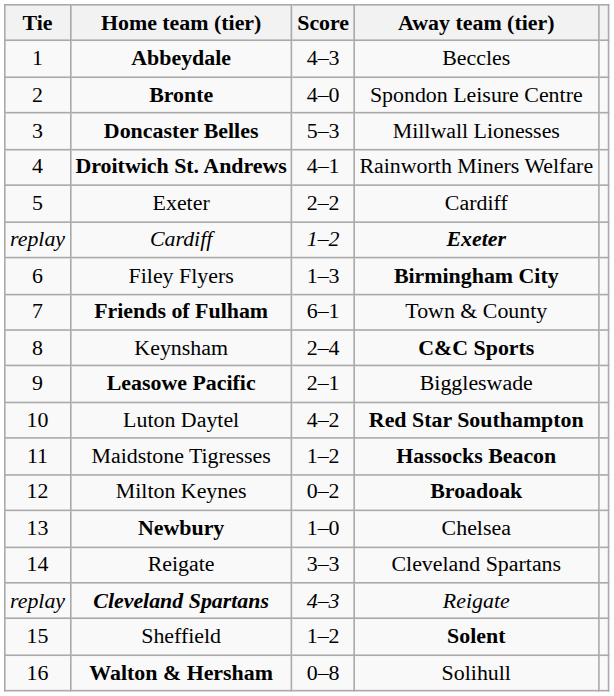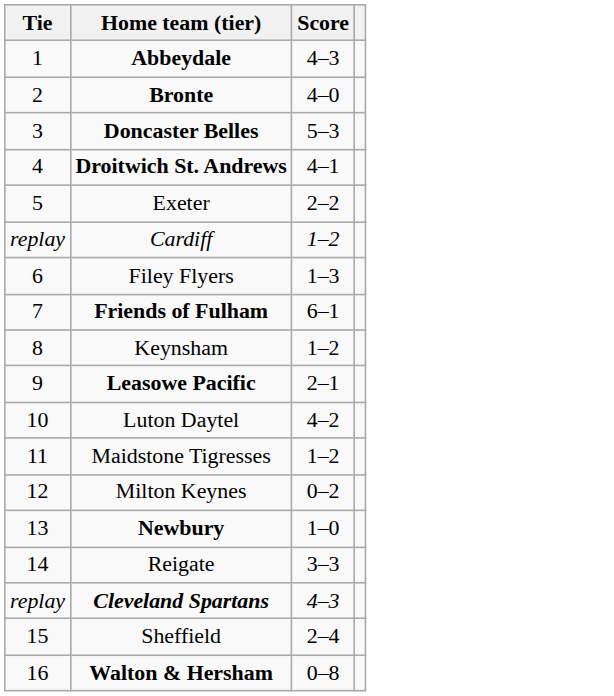- column: (476, 22)
(323, 347) 2–4 -> (323, 347) 1–2
(323, 636) 1–2 -> (323, 636) 2–4
